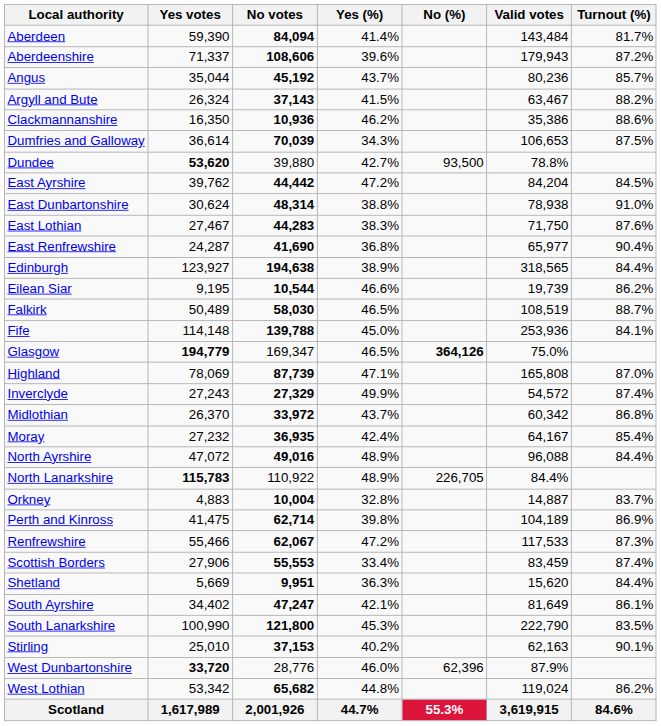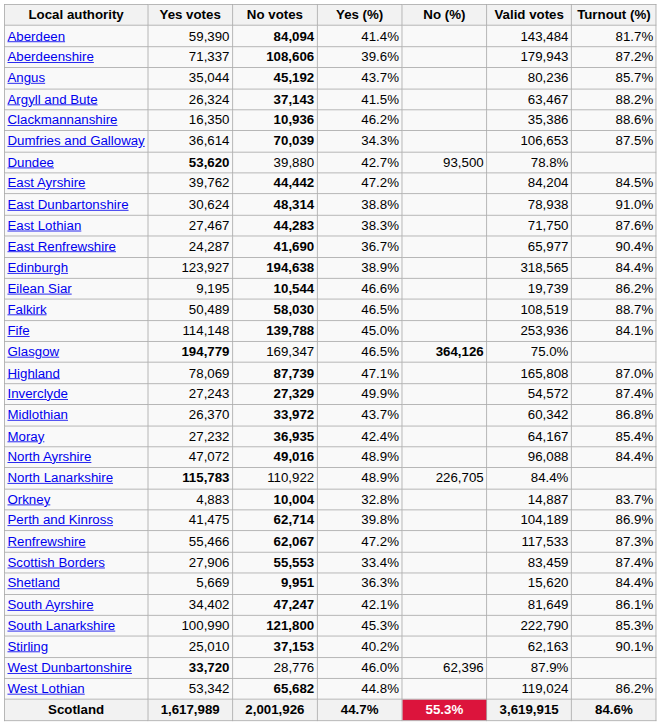(380, 246) 36.8% -> (380, 246) 36.7%
(634, 625) 83.5% -> (634, 625) 85.3%
